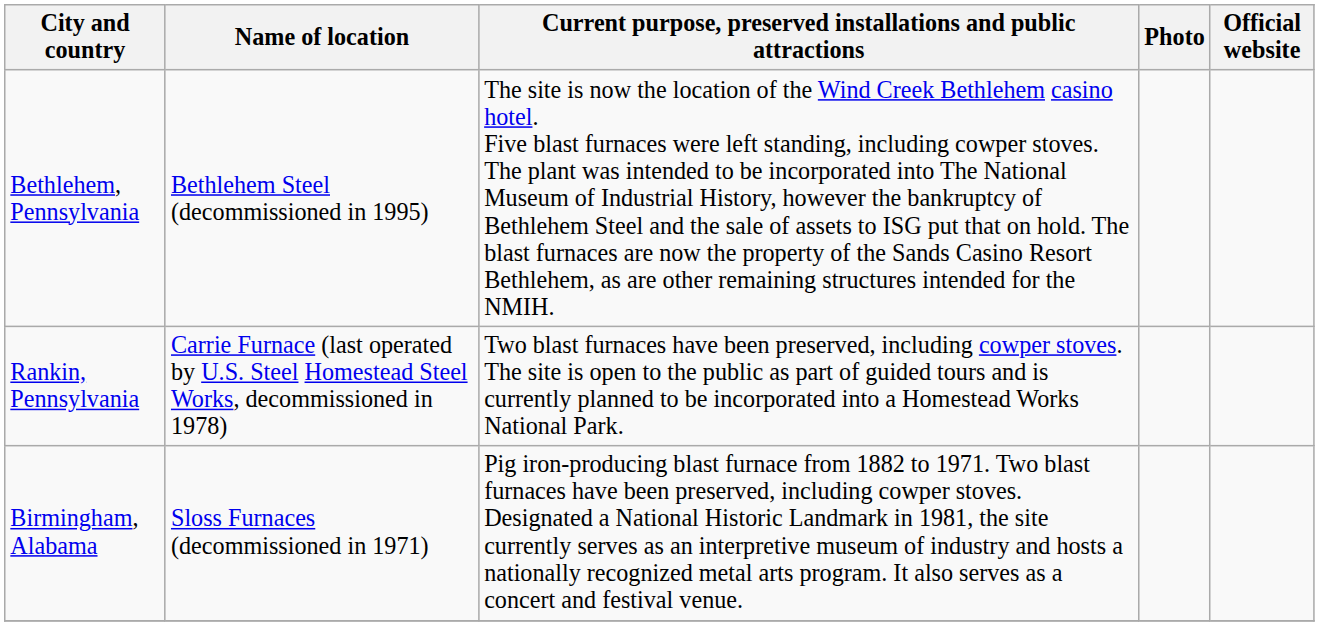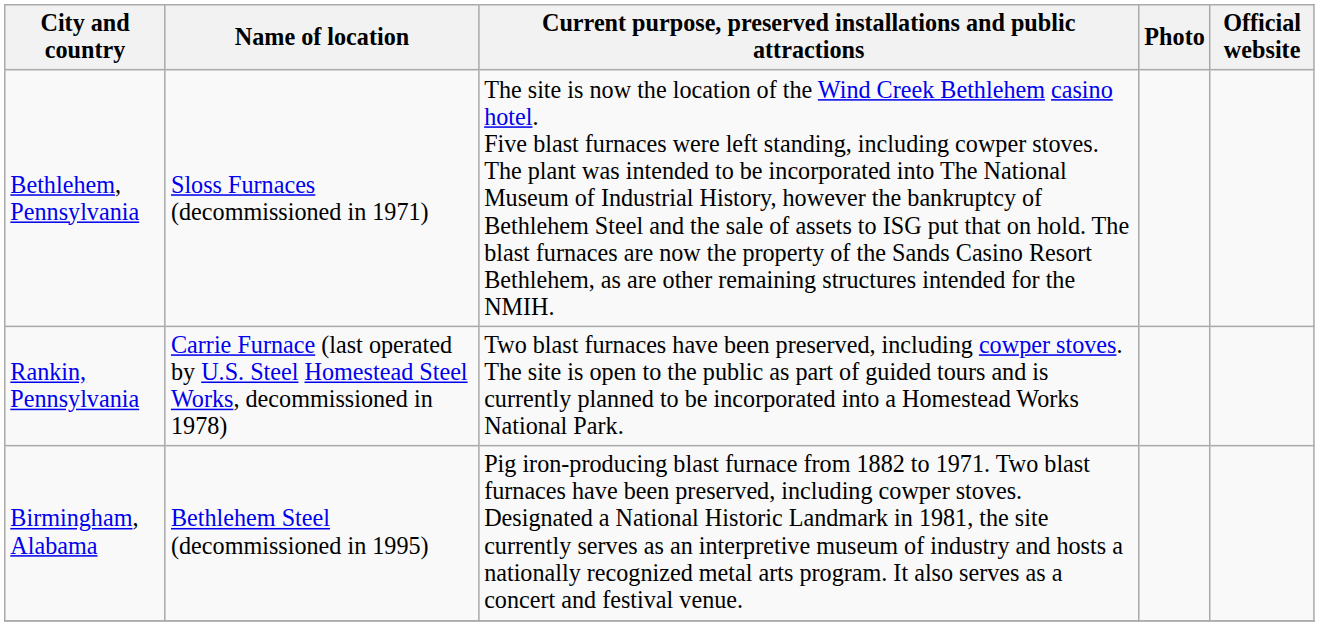(300, 197) Bethlehem Steel (decommissioned in 1995) -> (300, 197) Sloss Furnaces (decommissioned in 1971)
(300, 532) Sloss Furnaces (decommissioned in 1971) -> (300, 532) Bethlehem Steel (decommissioned in 1995)
